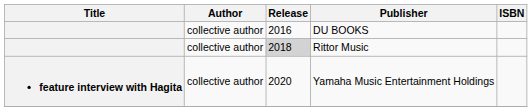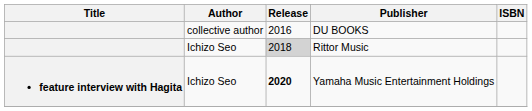(225, 47) collective author -> (212, 47) Ichizo Seo
(225, 81) collective author -> (212, 81) Ichizo Seo
(280, 81) normal -> (280, 81) bold
